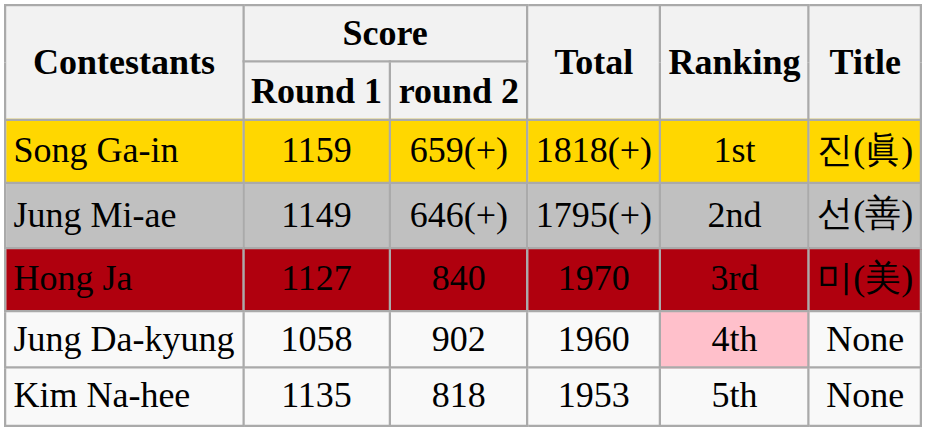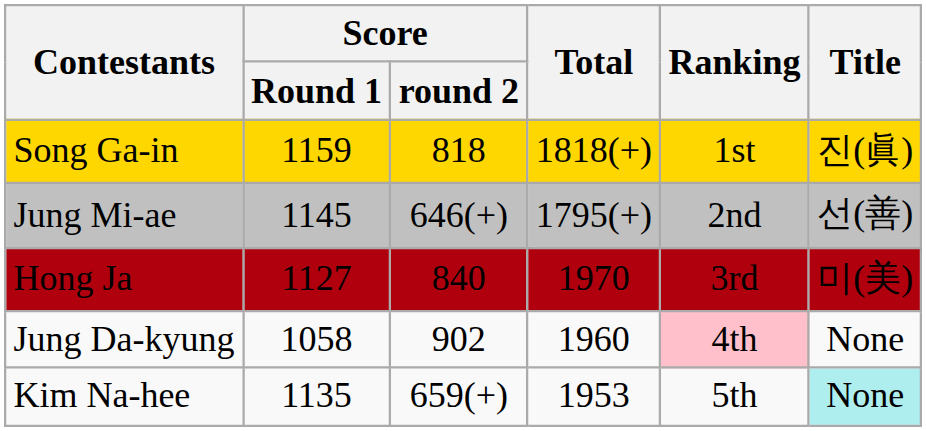(459, 150) 659(+) -> (459, 150) 818
(317, 214) 1149 -> (317, 214) 1145
(459, 395) 818 -> (459, 395) 659(+)
(865, 395) no background -> (865, 395) paleturquoise background
